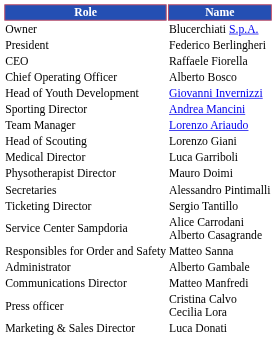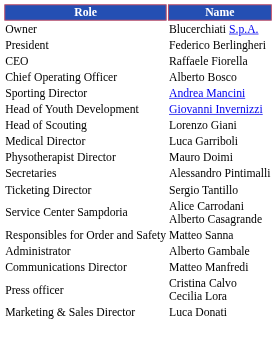rows swapped: (46, 109) <-> (72, 93)
- row: (40, 125)
